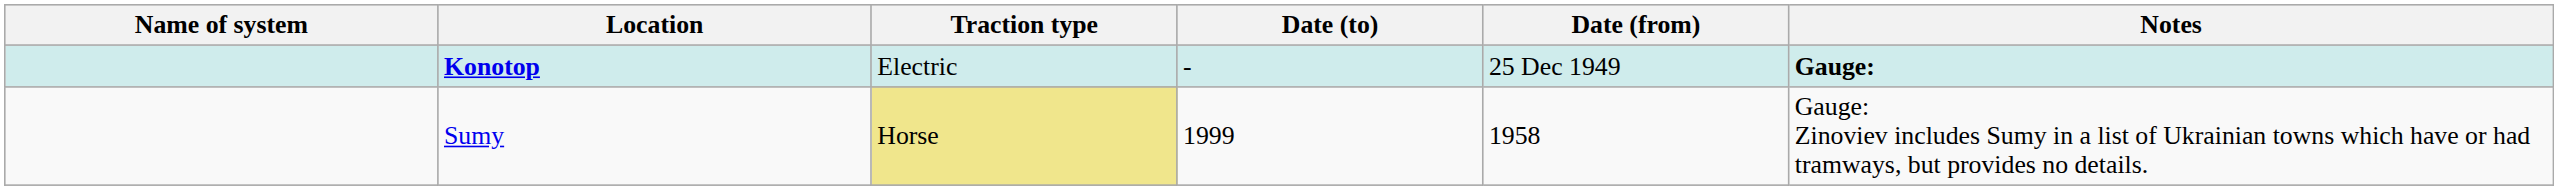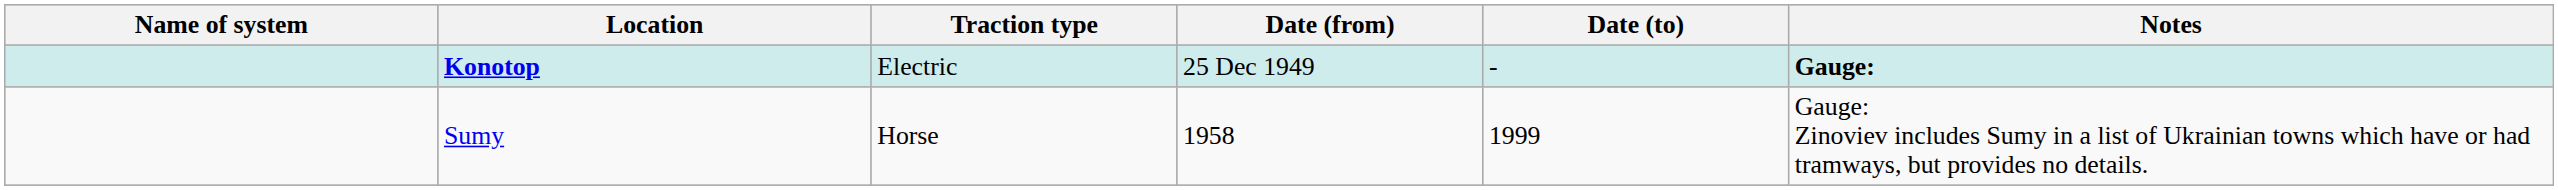columns swapped: (1636, 24) <-> (1330, 24)
(908, 135) khaki background -> (908, 135) no background
